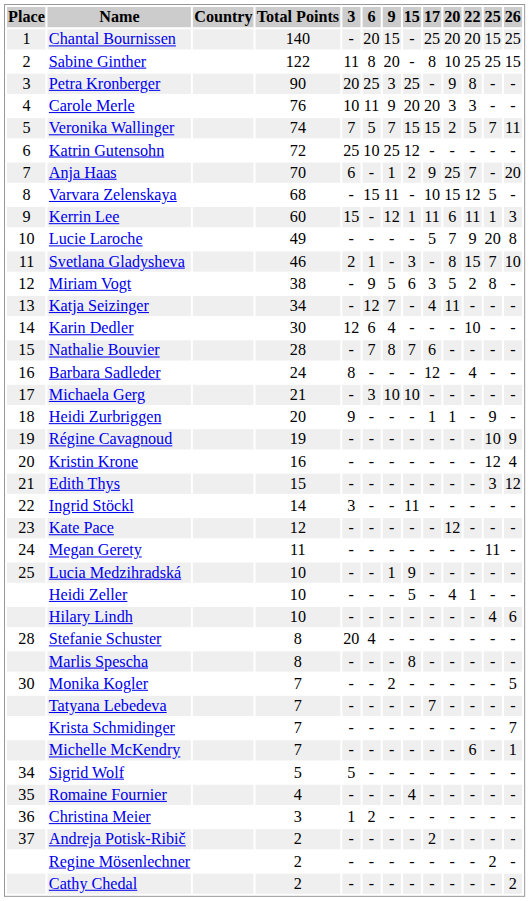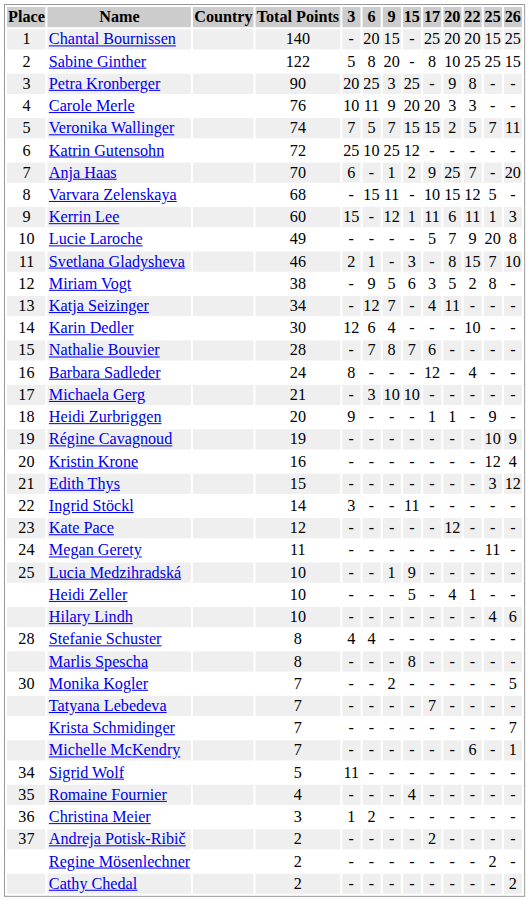(351, 61) 11 -> (351, 61) 5
(351, 639) 20 -> (351, 639) 4
(351, 772) 5 -> (351, 772) 11
